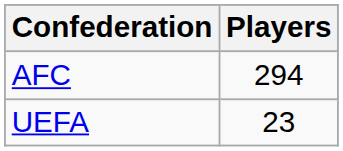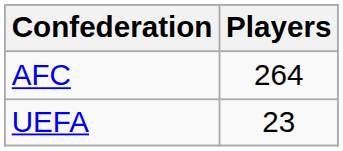(279, 74) 294 -> (279, 74) 264
